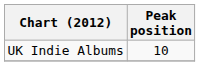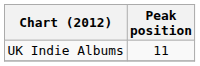(161, 51) 10 -> (161, 51) 11
